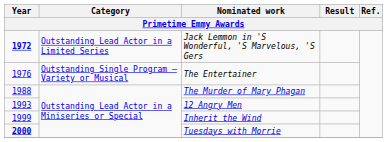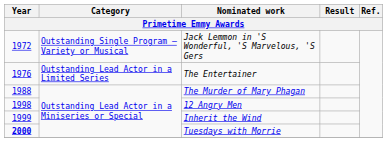(22, 46) bold -> (22, 46) normal
(106, 46) Outstanding Lead Actor in a Limited Series -> (109, 46) Outstanding Single Program – Variety or Musical
(109, 74) Outstanding Single Program – Variety or Musical -> (106, 74) Outstanding Lead Actor in a Limited Series
(22, 104) 1993 -> (22, 104) 1998
